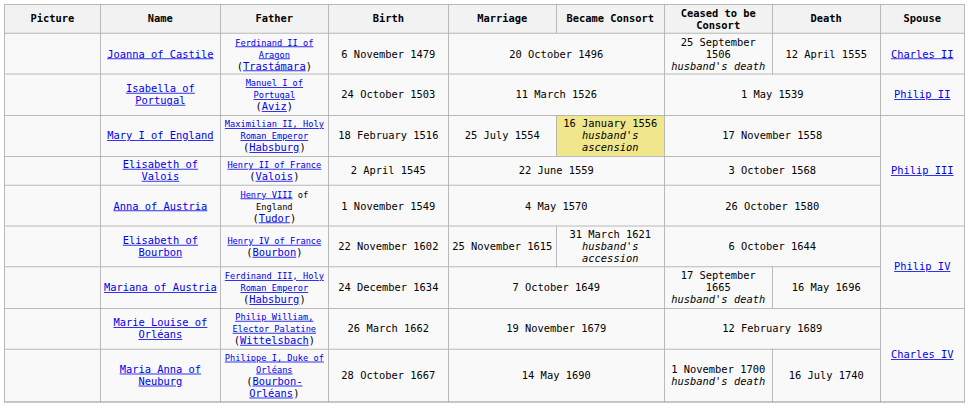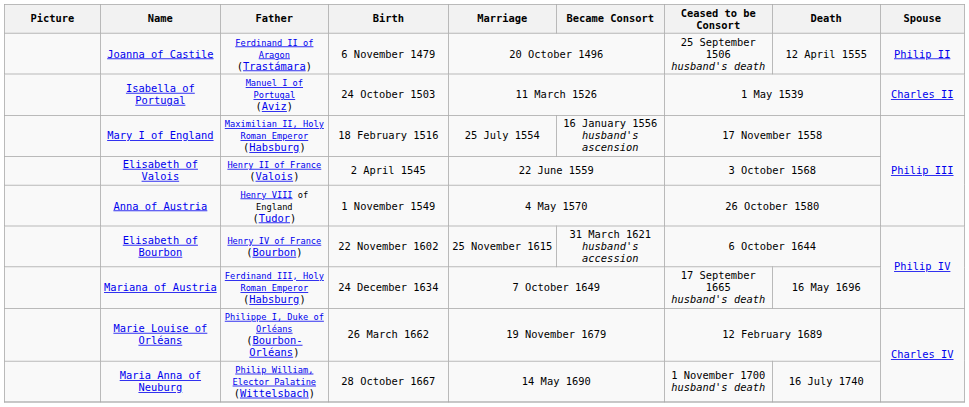(922, 54) Charles II -> (922, 54) Philip II
(922, 95) Philip II -> (922, 95) Charles II
(610, 136) khaki background -> (610, 136) no background
(274, 329) Philip William, Elector Palatine (Wittelsbach) -> (274, 335) Philippe I, Duke of Orléans (Bourbon-Orléans)
(274, 376) Philippe I, Duke of Orléans (Bourbon-Orléans) -> (274, 382) Philip William, Elector Palatine (Wittelsbach)
